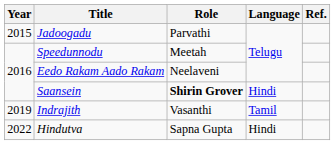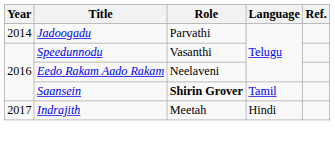(19, 33) 2015 -> (19, 33) 2014
(188, 52) Meetah -> (191, 52) Vasanthi
(262, 91) Hindi -> (263, 91) Tamil
(19, 110) 2019 -> (19, 110) 2017
(191, 110) Vasanthi -> (188, 110) Meetah
(263, 110) Tamil -> (262, 110) Hindi
- row: (60, 129)
